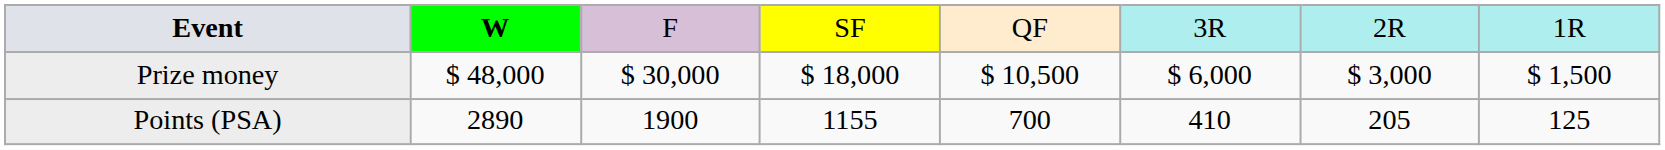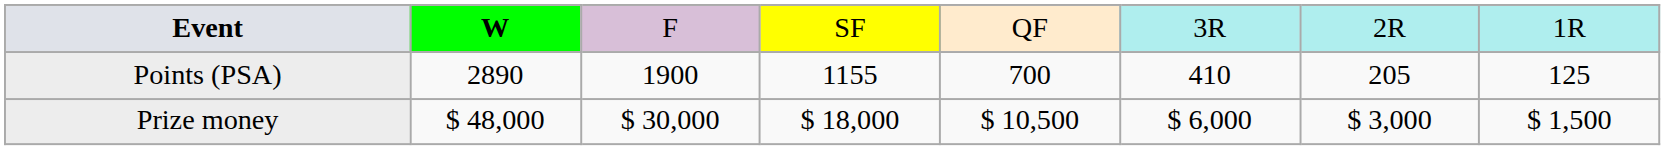rows swapped: (208, 121) <-> (208, 74)
